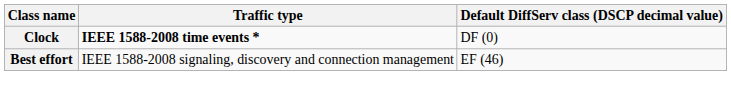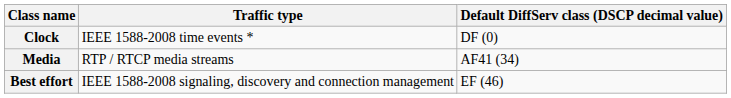(171, 37) bold -> (168, 37) normal
+ row: (41, 59)
